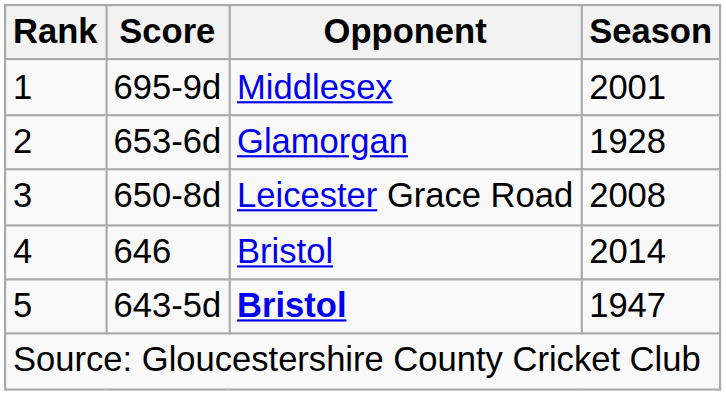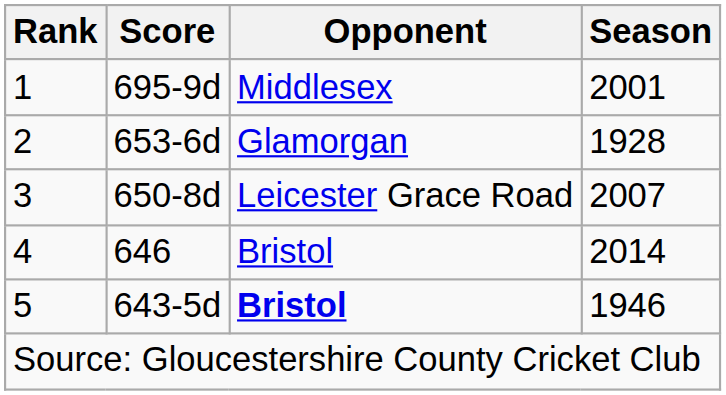(628, 196) 2008 -> (628, 196) 2007
(628, 305) 1947 -> (628, 305) 1946
